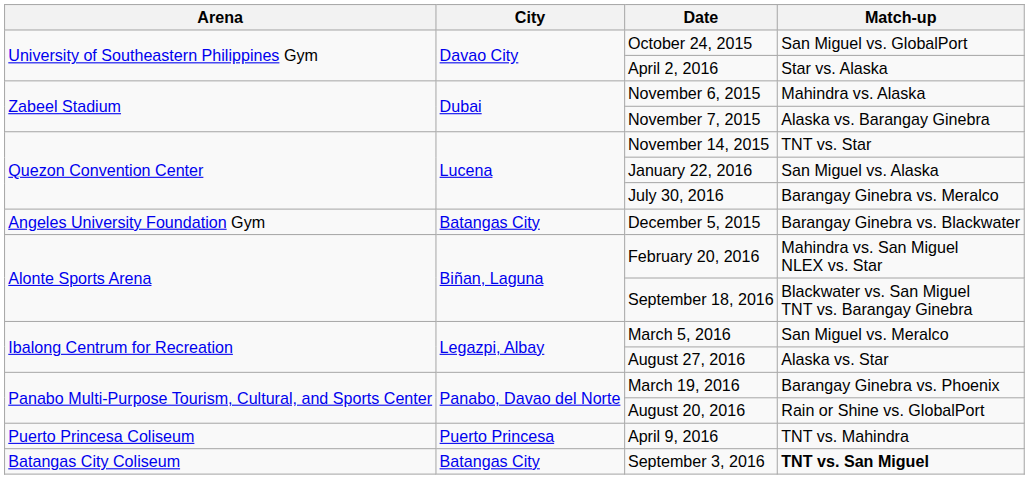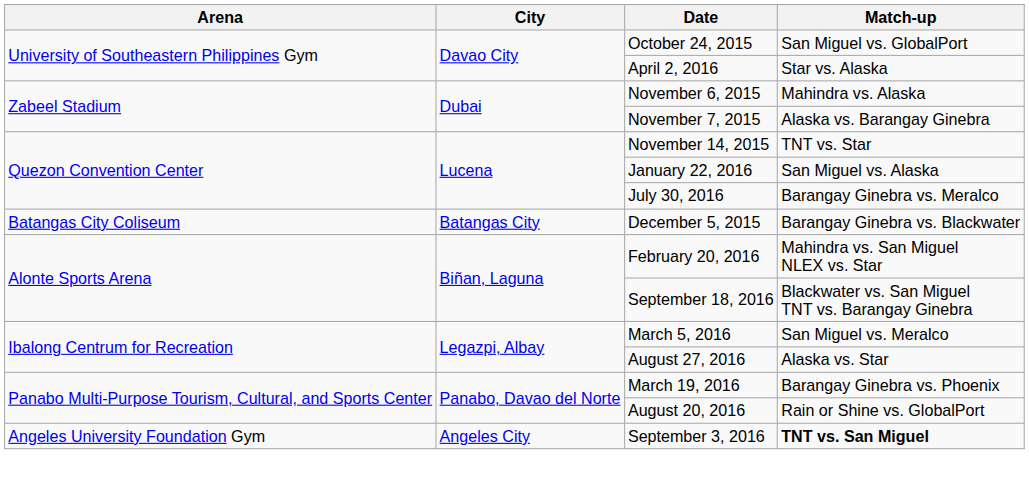(137, 222) Angeles University Foundation Gym -> (94, 222) Batangas City Coliseum
- row: (673, 436)
(94, 462) Batangas City Coliseum -> (137, 436) Angeles University Foundation Gym
(490, 462) Batangas City -> (485, 436) Angeles City
